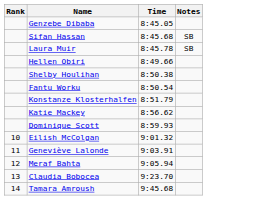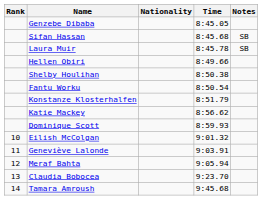+ column: (166, 11)
